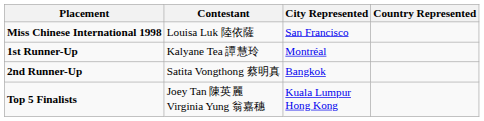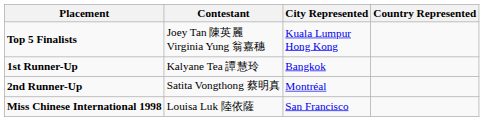rows swapped: (84, 32) <-> (42, 99)
(306, 52) Montréal -> (306, 66) Bangkok
(306, 71) Bangkok -> (306, 86) Montréal
